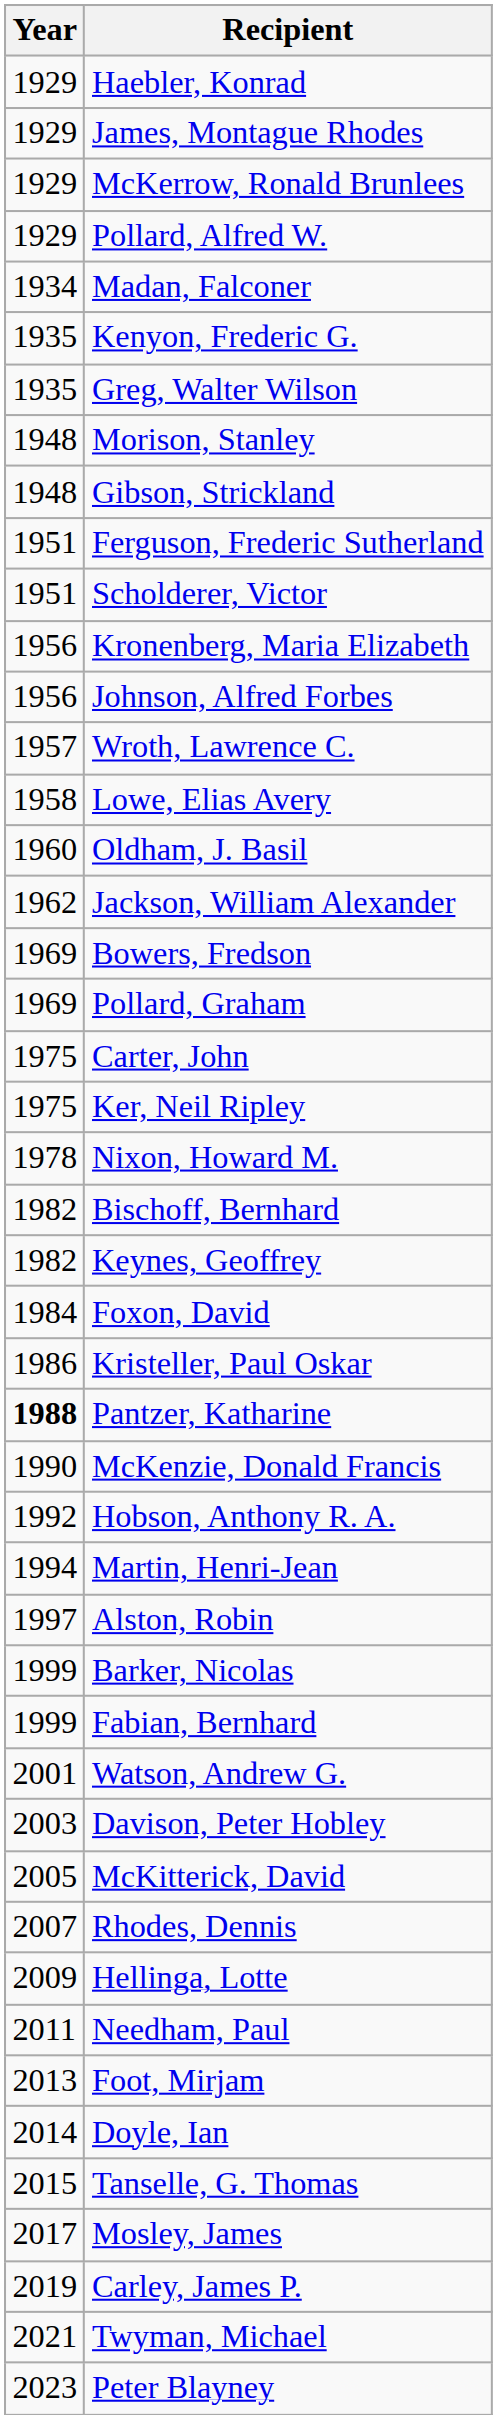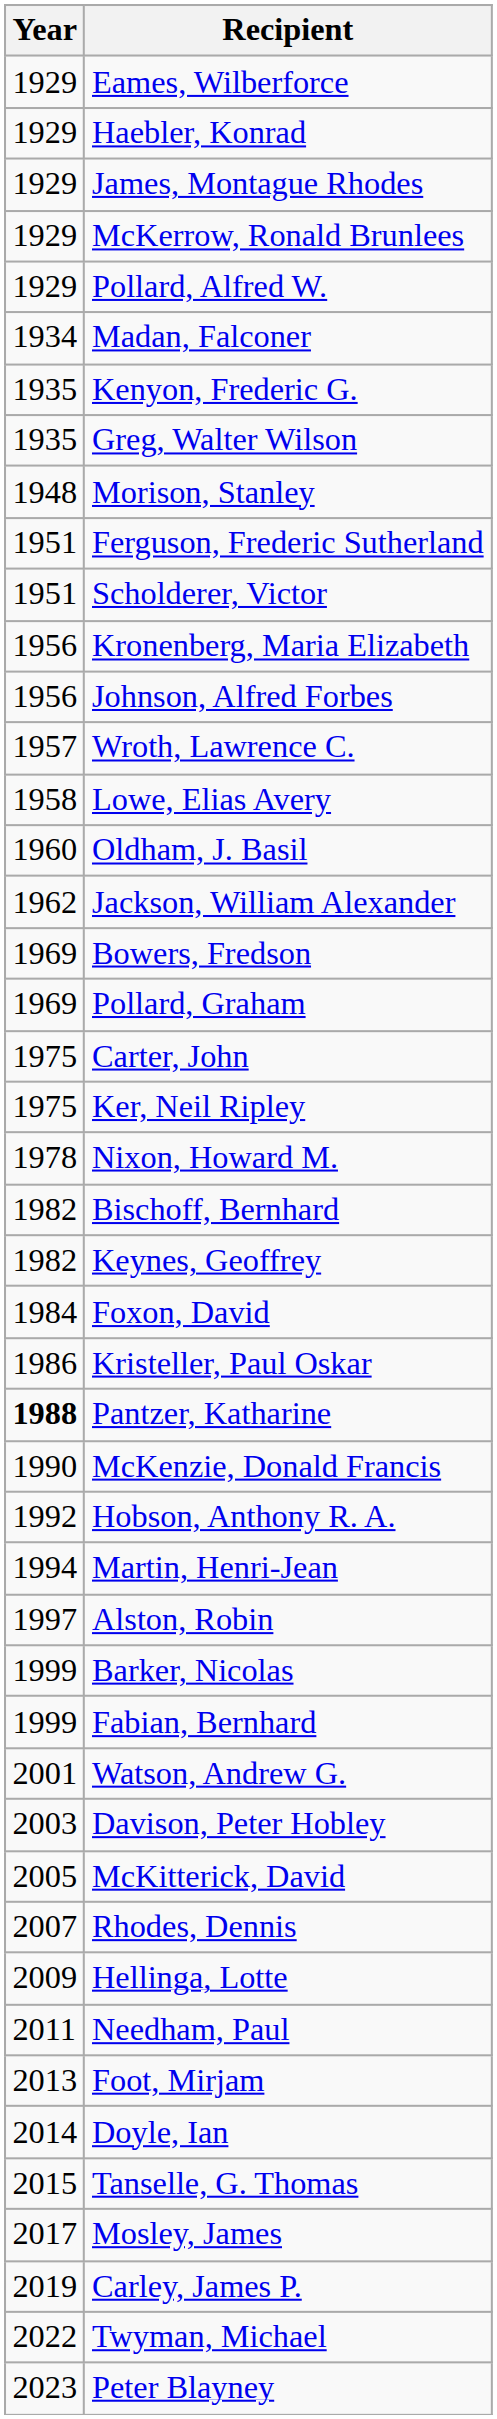+ row: (220, 81)
- row: (213, 491)
(45, 2336) 2021 -> (45, 2336) 2022
